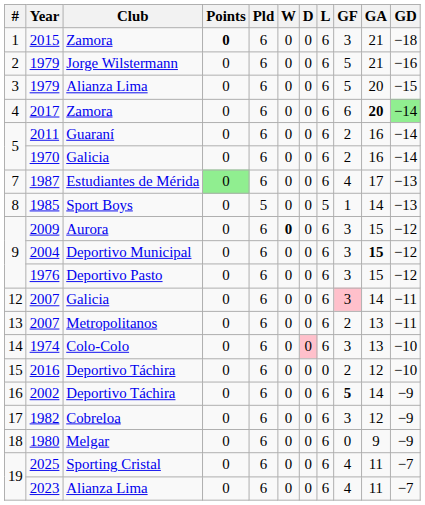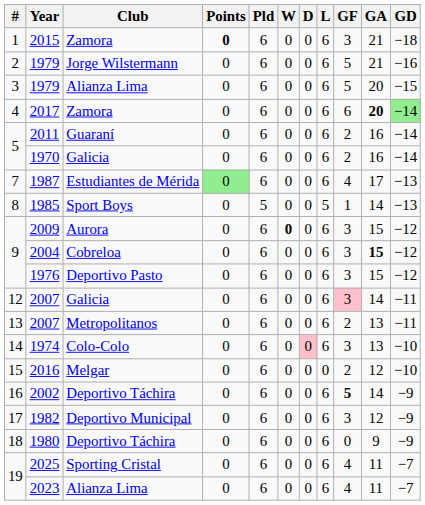(129, 252) Deportivo Municipal -> (94, 252) Cobreloa
(121, 370) Deportivo Táchira -> (88, 370) Melgar
(94, 417) Cobreloa -> (129, 417) Deportivo Municipal
(88, 441) Melgar -> (121, 441) Deportivo Táchira
